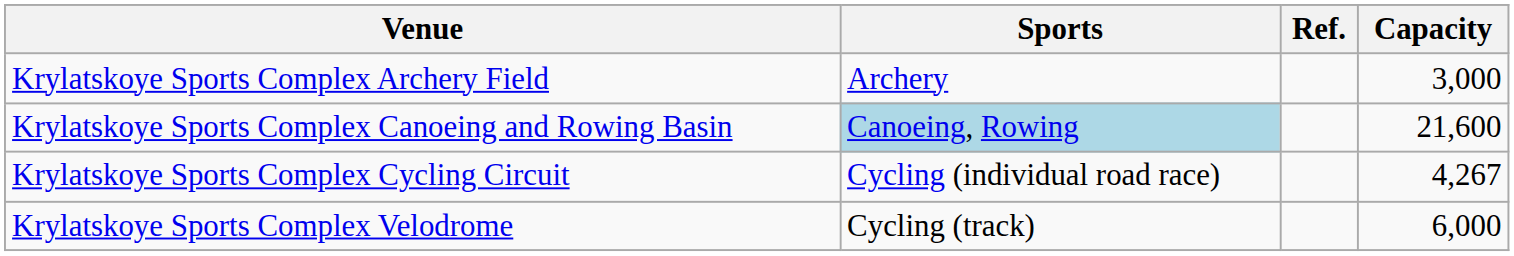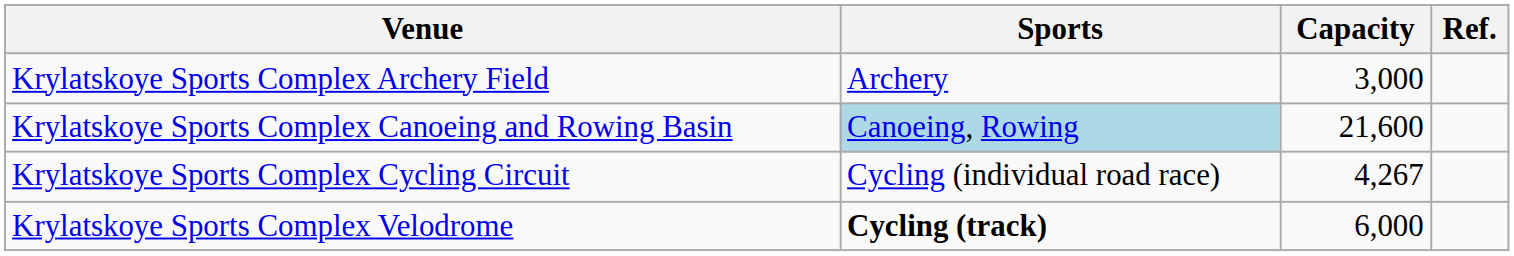columns swapped: (1433, 28) <-> (1319, 28)
(941, 224) normal -> (947, 224) bold
